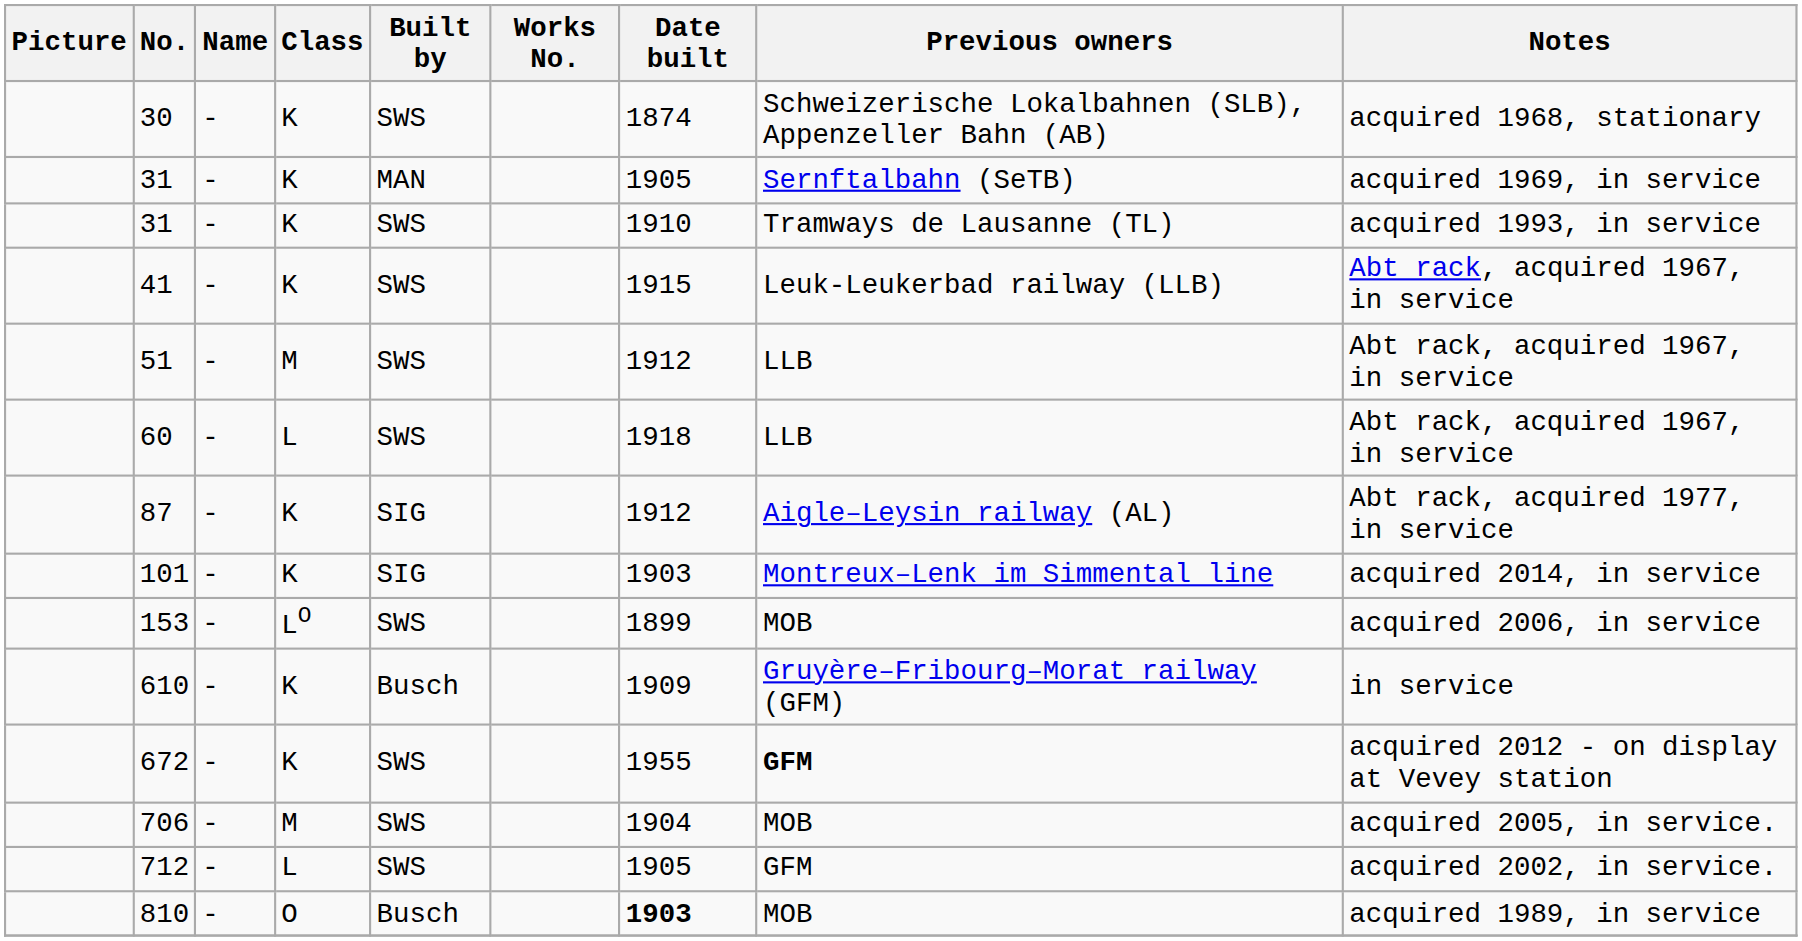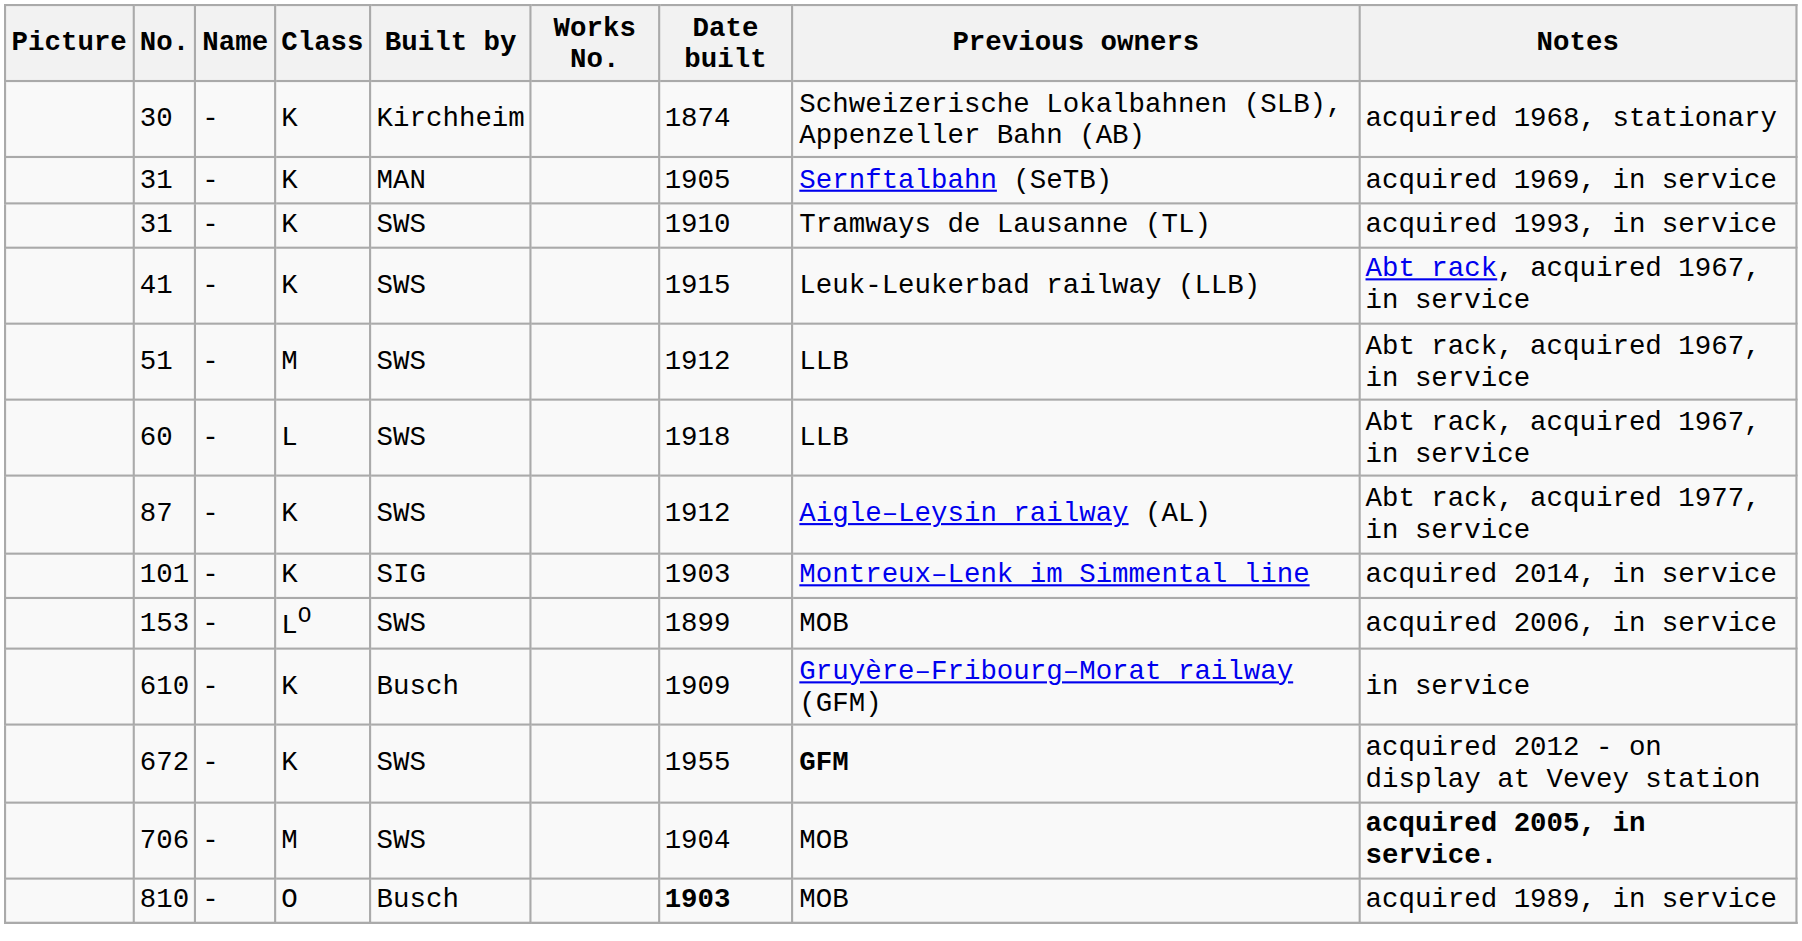(401, 120) SWS -> (451, 120) Kirchheim
(401, 514) SIG -> (401, 514) SWS
(1563, 824) normal -> (1505, 840) bold
- row: (165, 869)
